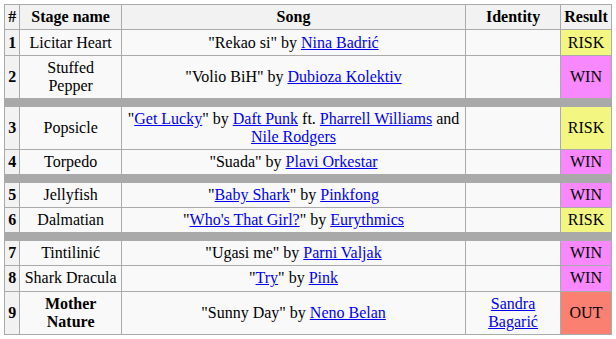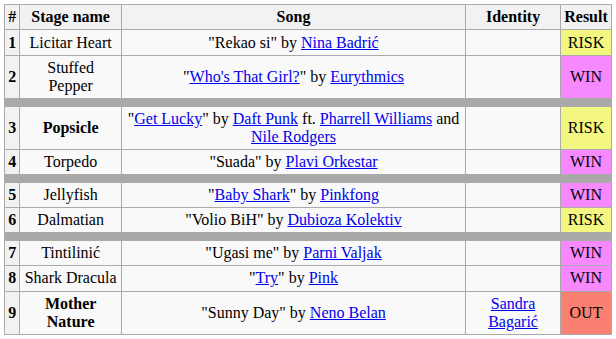(294, 76) "Volio BiH" by Dubioza Kolektiv -> (294, 76) "Who's That Girl?" by Eurythmics
(71, 127) normal -> (71, 127) bold
(294, 220) "Who's That Girl?" by Eurythmics -> (294, 220) "Volio BiH" by Dubioza Kolektiv
